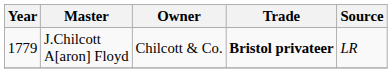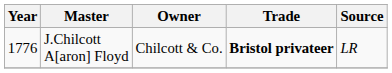(23, 47) 1779 -> (23, 47) 1776
